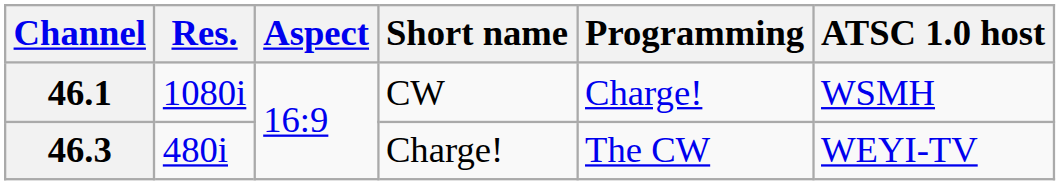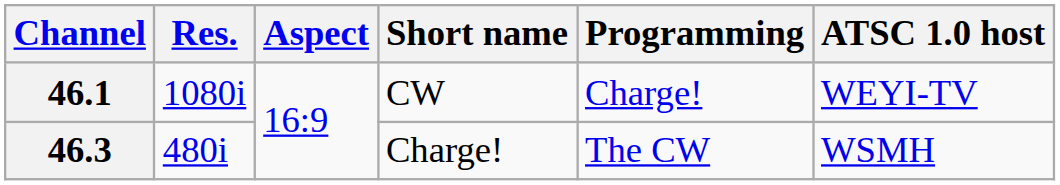(878, 91) WSMH -> (899, 91) WEYI-TV
(899, 149) WEYI-TV -> (878, 149) WSMH
